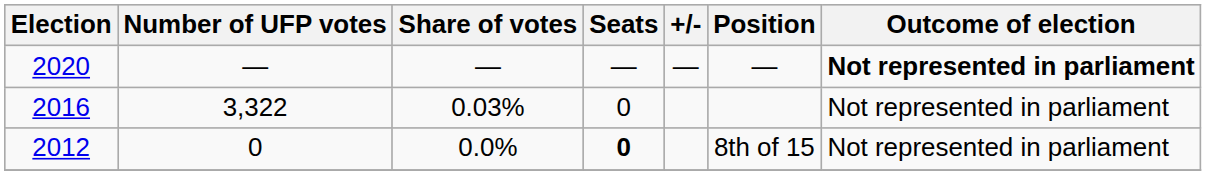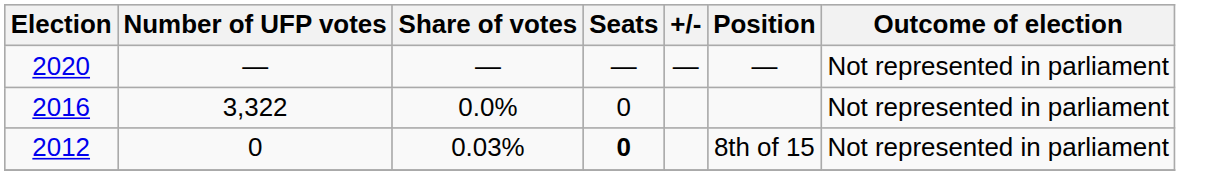(1011, 66) bold -> (998, 66) normal
(488, 107) 0.03% -> (488, 107) 0.0%
(488, 148) 0.0% -> (488, 148) 0.03%
